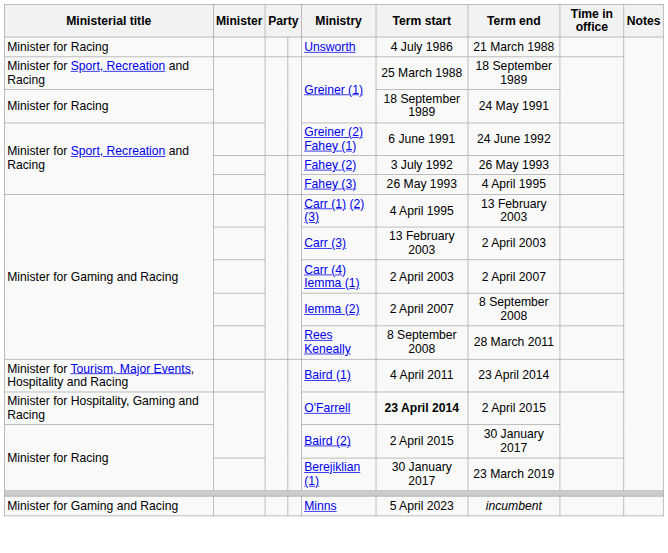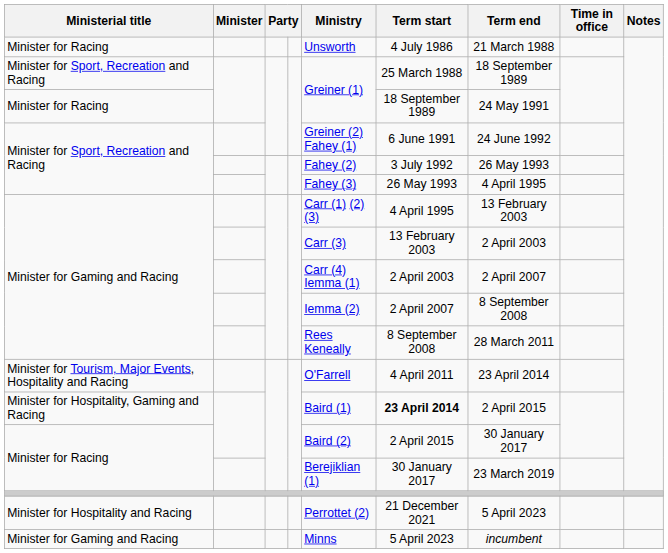(327, 375) Baird (1) -> (327, 375) O'Farrell
(327, 408) O'Farrell -> (327, 408) Baird (1)
+ row: (99, 512)
